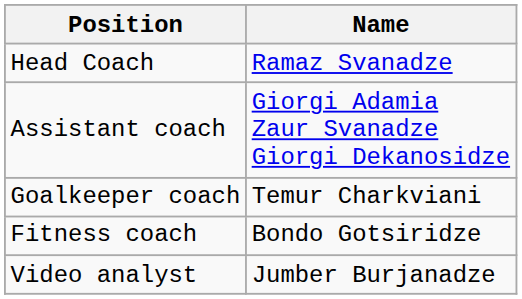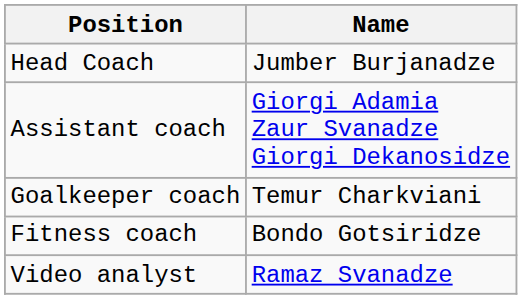(352, 63) Ramaz Svanadze -> (374, 63) Jumber Burjanadze
(374, 275) Jumber Burjanadze -> (352, 275) Ramaz Svanadze
